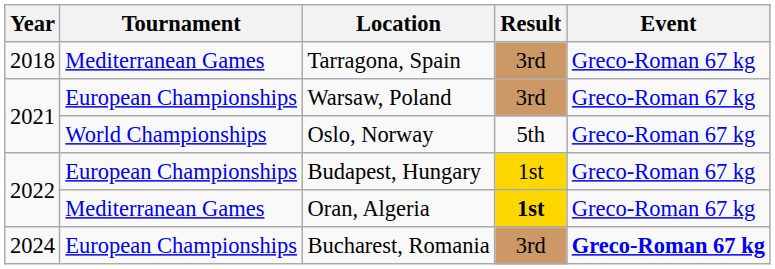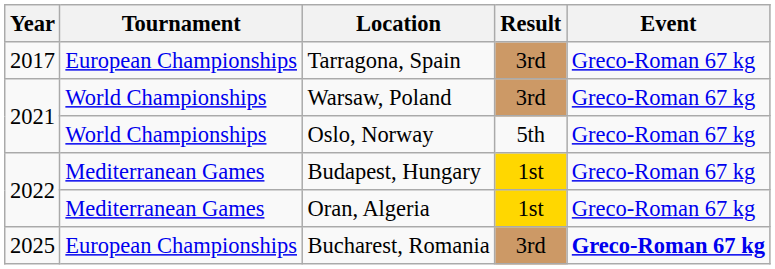(32, 60) 2018 -> (32, 60) 2017
(165, 60) Mediterranean Games -> (181, 60) European Championships
(181, 97) European Championships -> (166, 97) World Championships
(181, 171) European Championships -> (165, 171) Mediterranean Games
(531, 208) bold -> (531, 208) normal
(32, 245) 2024 -> (32, 245) 2025
